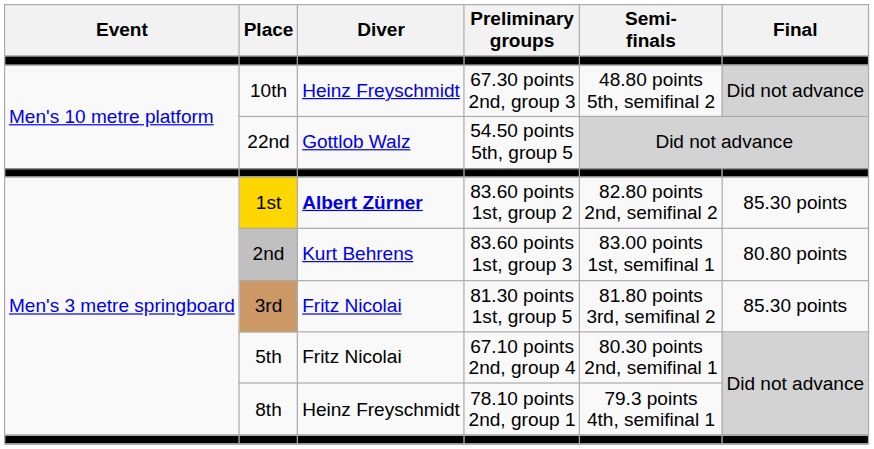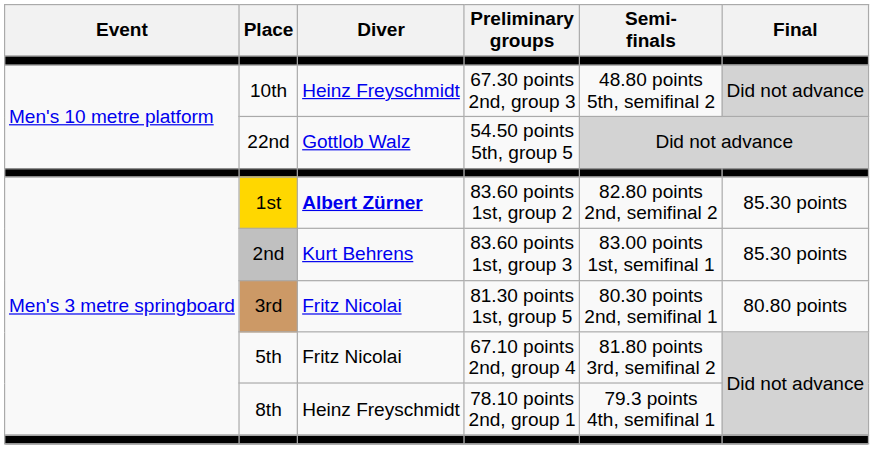(795, 254) 80.80 points -> (795, 254) 85.30 points
(651, 305) 81.80 points 3rd, semifinal 2 -> (651, 305) 80.30 points 2nd, semifinal 1
(795, 305) 85.30 points -> (795, 305) 80.80 points
(651, 357) 80.30 points 2nd, semifinal 1 -> (651, 357) 81.80 points 3rd, semifinal 2
